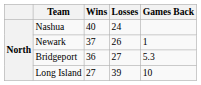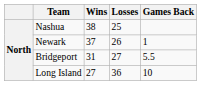(91, 27) 40 -> (91, 27) 38
(116, 27) 24 -> (116, 27) 25
(91, 57) 36 -> (91, 57) 31
(149, 57) 5.3 -> (149, 57) 5.5
(116, 73) 39 -> (116, 73) 36
